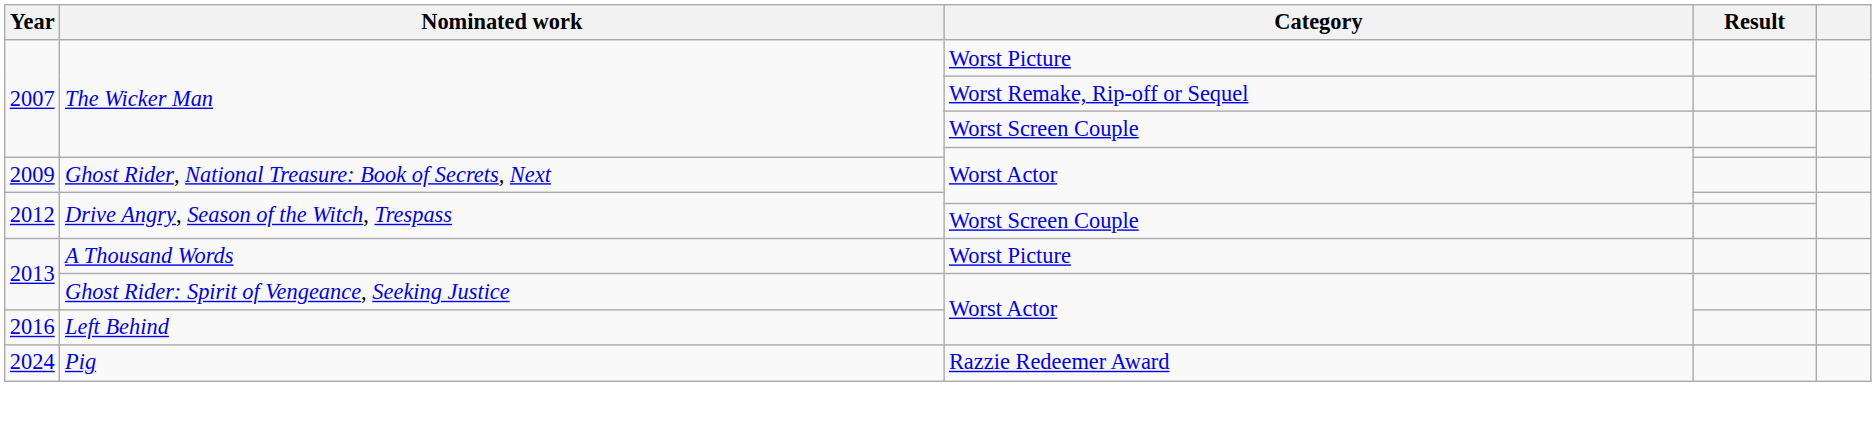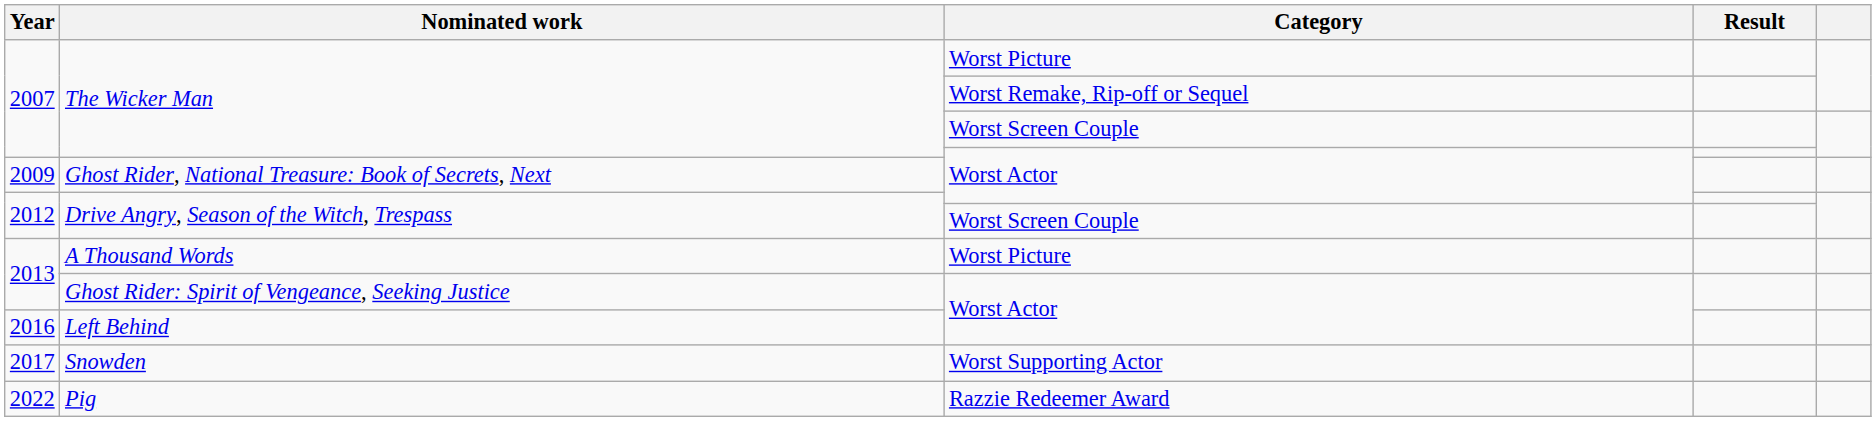+ row: (105, 362)
(32, 362) 2024 -> (32, 398) 2022
